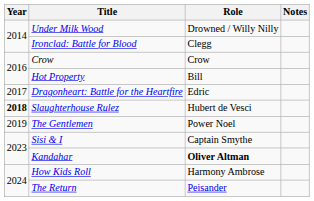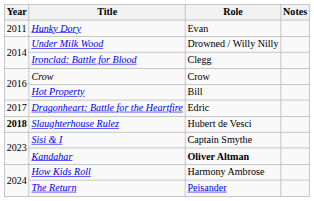+ row: (56, 28)
- row: (62, 124)
